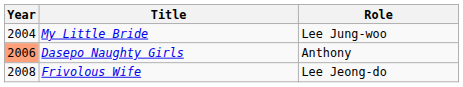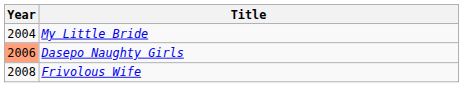- column: (379, 14)
